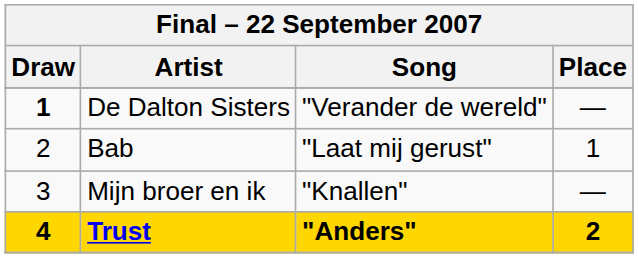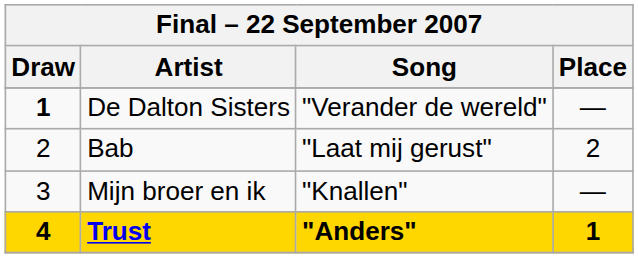(593, 149) 1 -> (593, 149) 2
(593, 231) 2 -> (593, 231) 1
